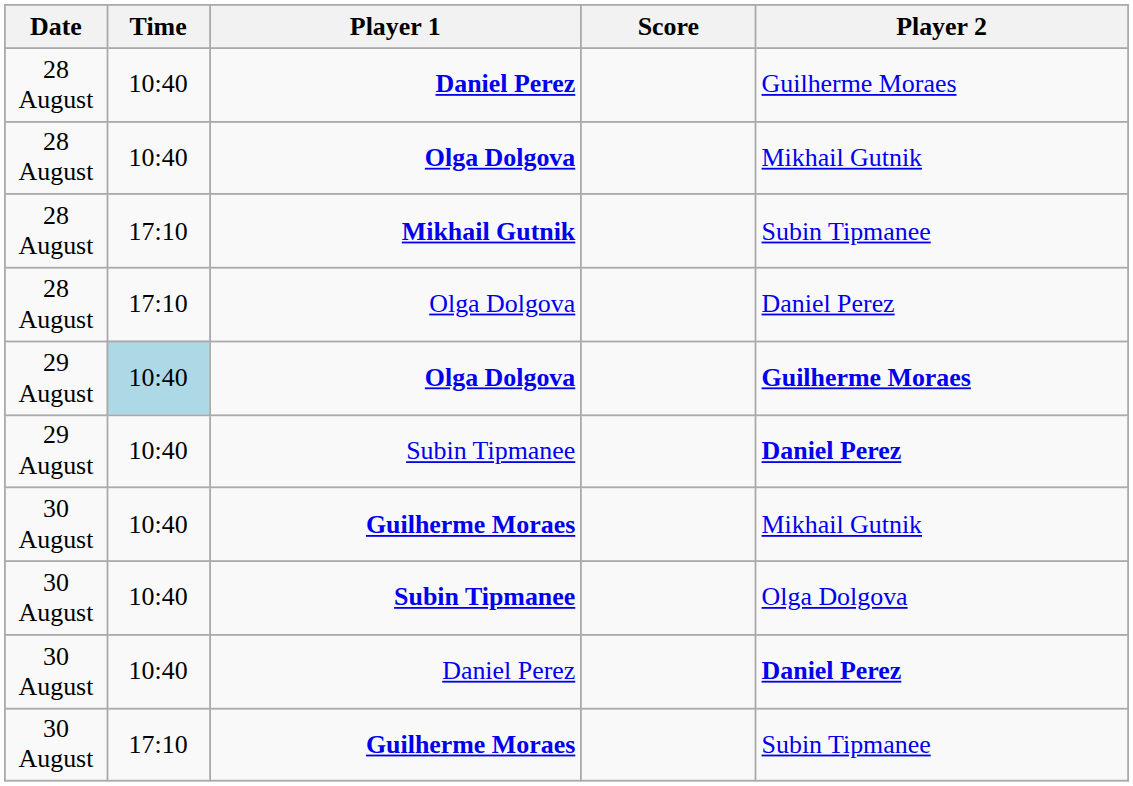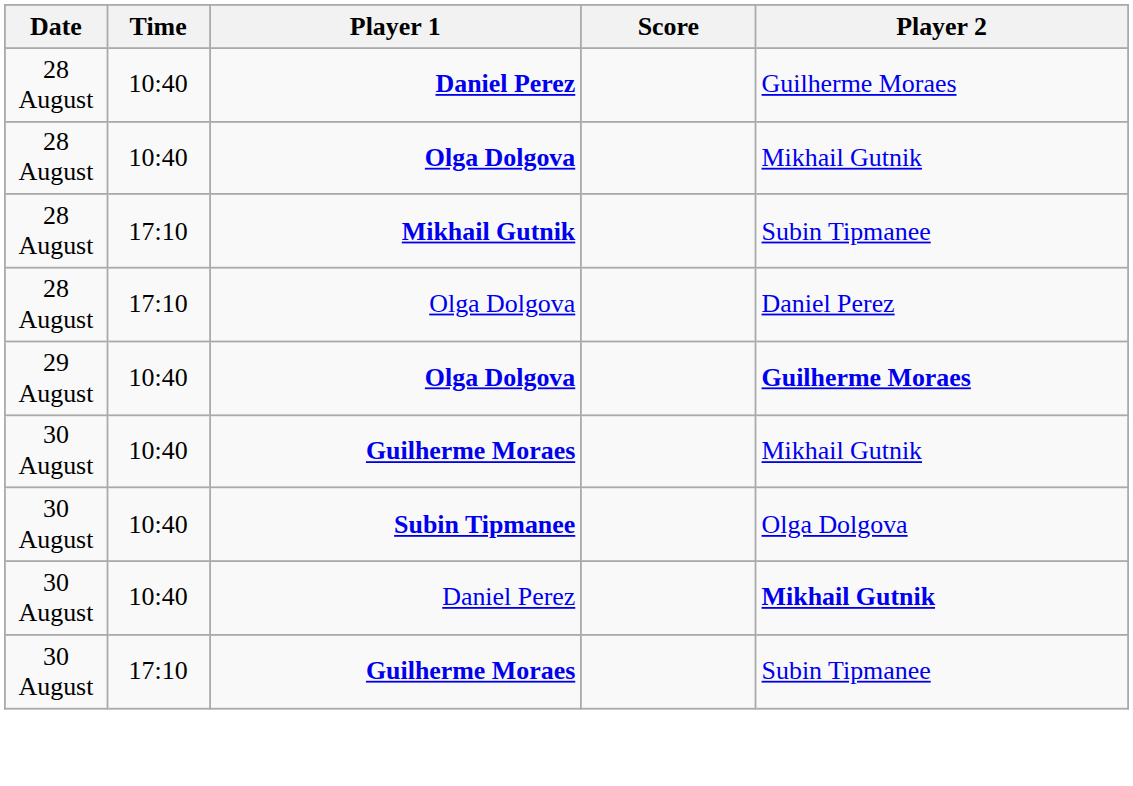(158, 377) lightblue background -> (158, 377) no background
- row: (56, 451)
(831, 671) Daniel Perez -> (848, 597) Mikhail Gutnik
